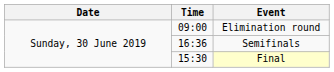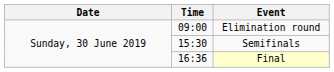(193, 44) 16:36 -> (193, 44) 15:30
(193, 59) 15:30 -> (193, 59) 16:36
